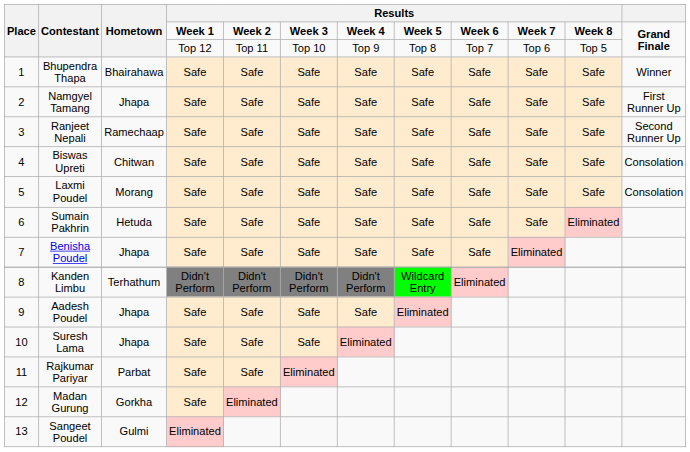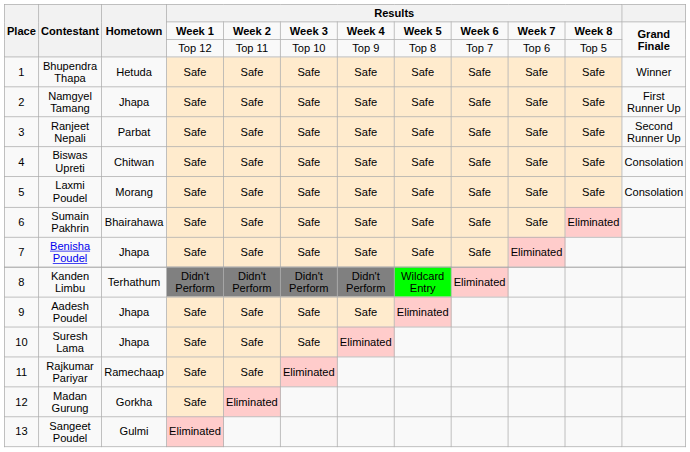(134, 72) Bhairahawa -> (134, 72) Hetuda
(134, 132) Ramechaap -> (134, 132) Parbat
(134, 222) Hetuda -> (134, 222) Bhairahawa
(134, 372) Parbat -> (134, 372) Ramechaap
